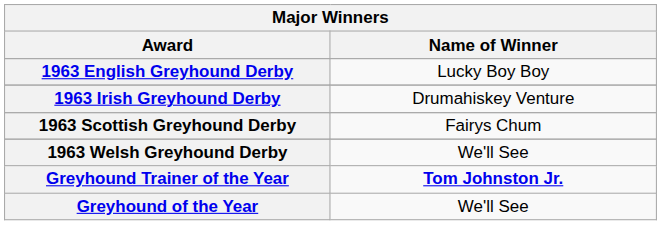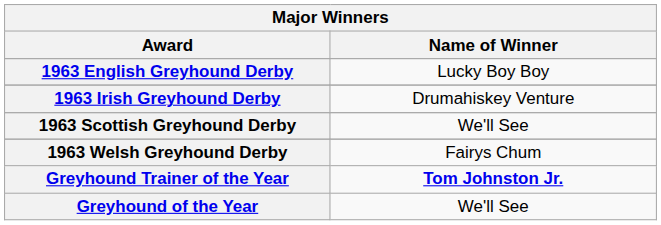(493, 125) Fairys Chum -> (493, 125) We'll See
(493, 152) We'll See -> (493, 152) Fairys Chum
